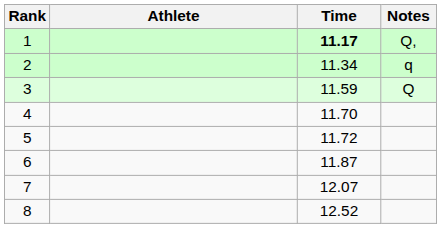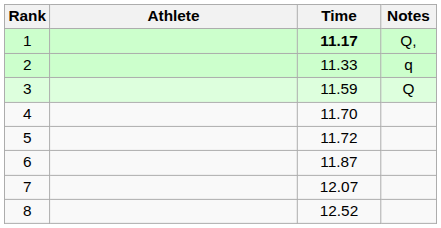(339, 65) 11.34 -> (339, 65) 11.33
